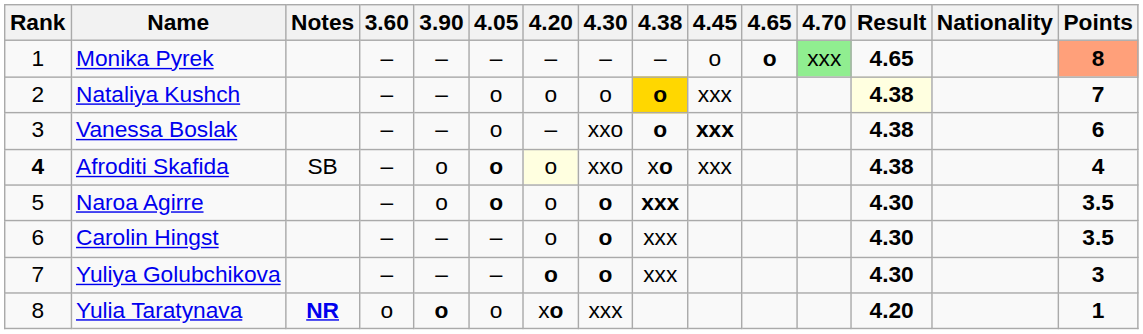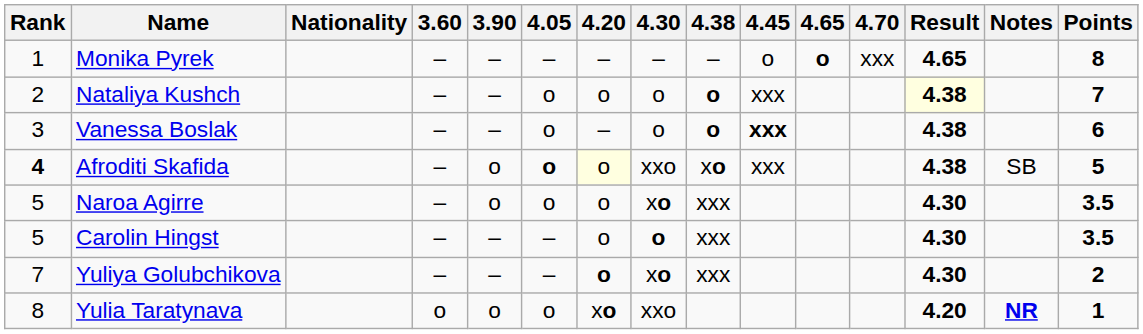columns swapped: (995, 22) <-> (323, 22)
(824, 58) lightgreen background -> (877, 58) no background
(1098, 58) lightsalmon background -> (1098, 58) no background
(660, 94) gold background -> (713, 94) no background
(606, 130) xxo -> (659, 130) o
(1098, 166) 4 -> (1098, 166) 5
(496, 202) bold -> (549, 202) normal
(606, 202) o -> (659, 202) xo
(660, 202) bold -> (713, 202) normal
(38, 238) 6 -> (38, 238) 5
(606, 274) o -> (659, 274) xo
(1098, 274) 3 -> (1098, 274) 2
(441, 310) bold -> (494, 310) normal
(606, 310) xxx -> (659, 310) xxo
